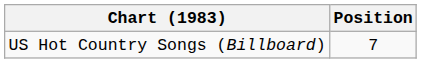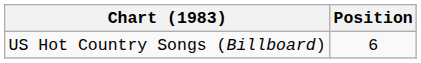(373, 45) 7 -> (373, 45) 6
